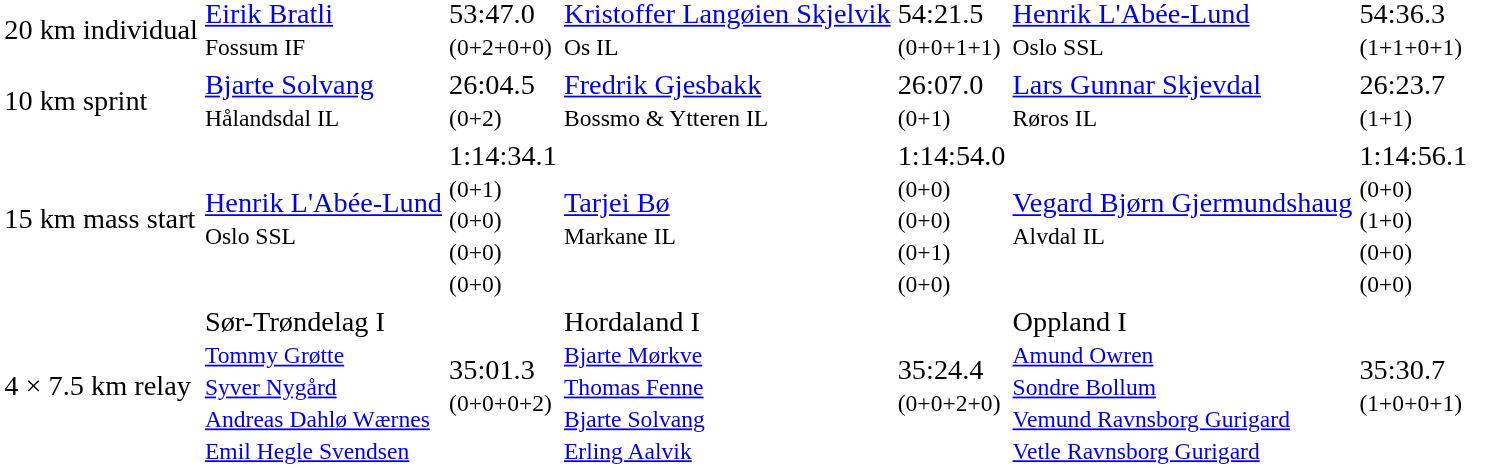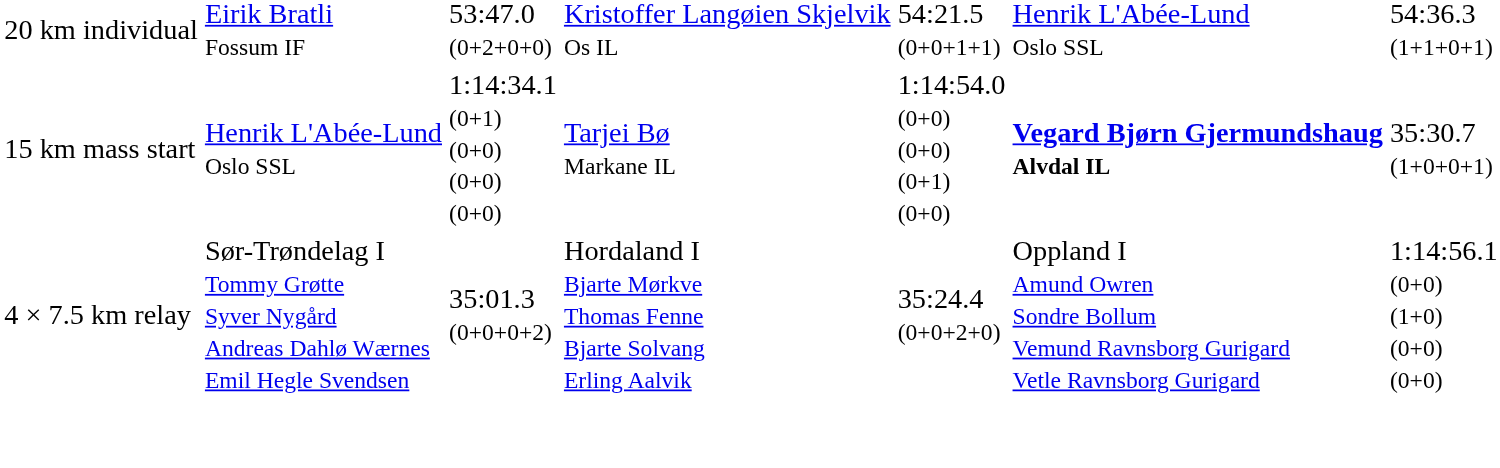- row: (76, 100)
(1182, 219) normal -> (1198, 148) bold
(1413, 219) 1:14:56.1 (0+0) (1+0) (0+0) (0+0) -> (1441, 148) 35:30.7 (1+0+0+1)
(1411, 385) 35:30.7 (1+0+0+1) -> (1444, 314) 1:14:56.1 (0+0) (1+0) (0+0) (0+0)
